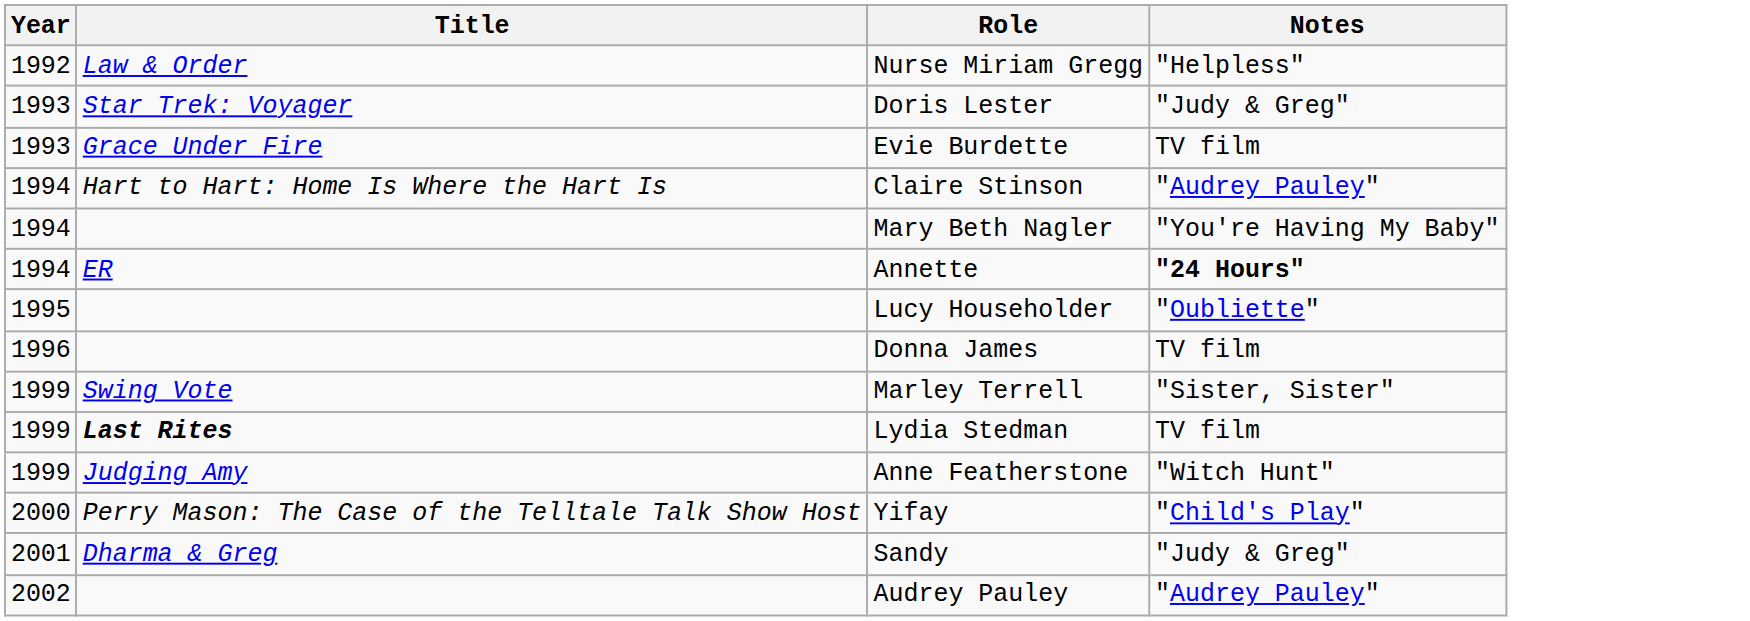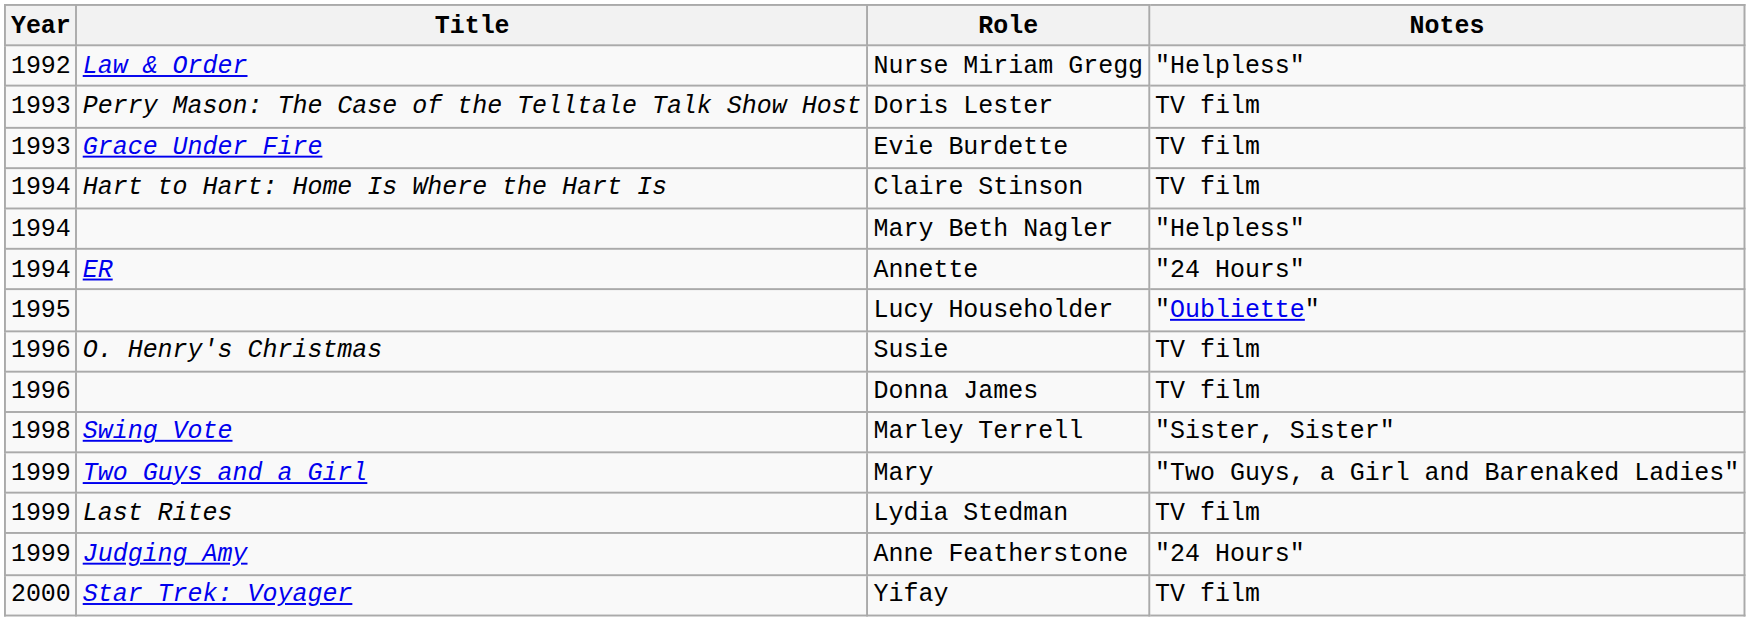(218, 107) Star Trek: Voyager -> (472, 107) Perry Mason: The Case of the Telltale Talk Show Host
(1252, 107) "Judy & Greg" -> (1207, 107) TV film
(1267, 188) "Audrey Pauley" -> (1207, 188) TV film
(1327, 229) "You're Having My Baby" -> (1230, 229) "Helpless"
(1230, 269) bold -> (1230, 269) normal
+ row: (911, 351)
(41, 391) 1999 -> (41, 432) 1998
+ row: (903, 473)
(158, 432) bold -> (158, 513) normal
(1245, 473) "Witch Hunt" -> (1230, 554) "24 Hours"
(472, 513) Perry Mason: The Case of the Telltale Talk Show Host -> (218, 595) Star Trek: Voyager
(1260, 513) "Child's Play" -> (1207, 595) TV film
- row: (911, 554)
- row: (971, 595)
